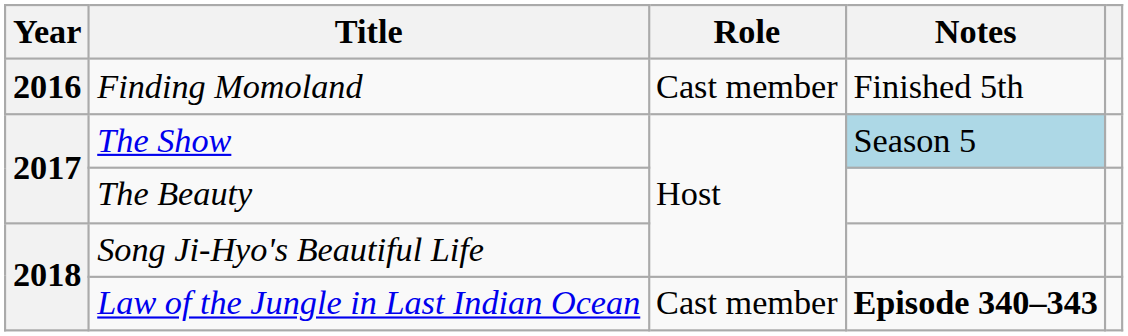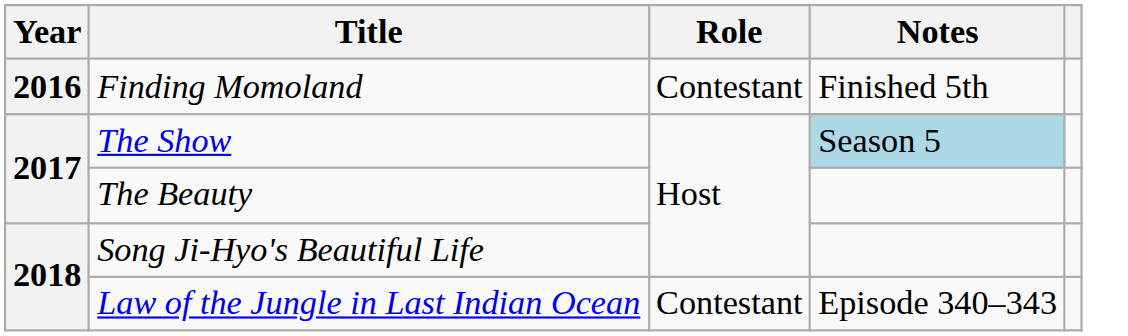(747, 85) Cast member -> (729, 85) Contestant
(747, 303) Cast member -> (729, 303) Contestant
(976, 303) bold -> (938, 303) normal
